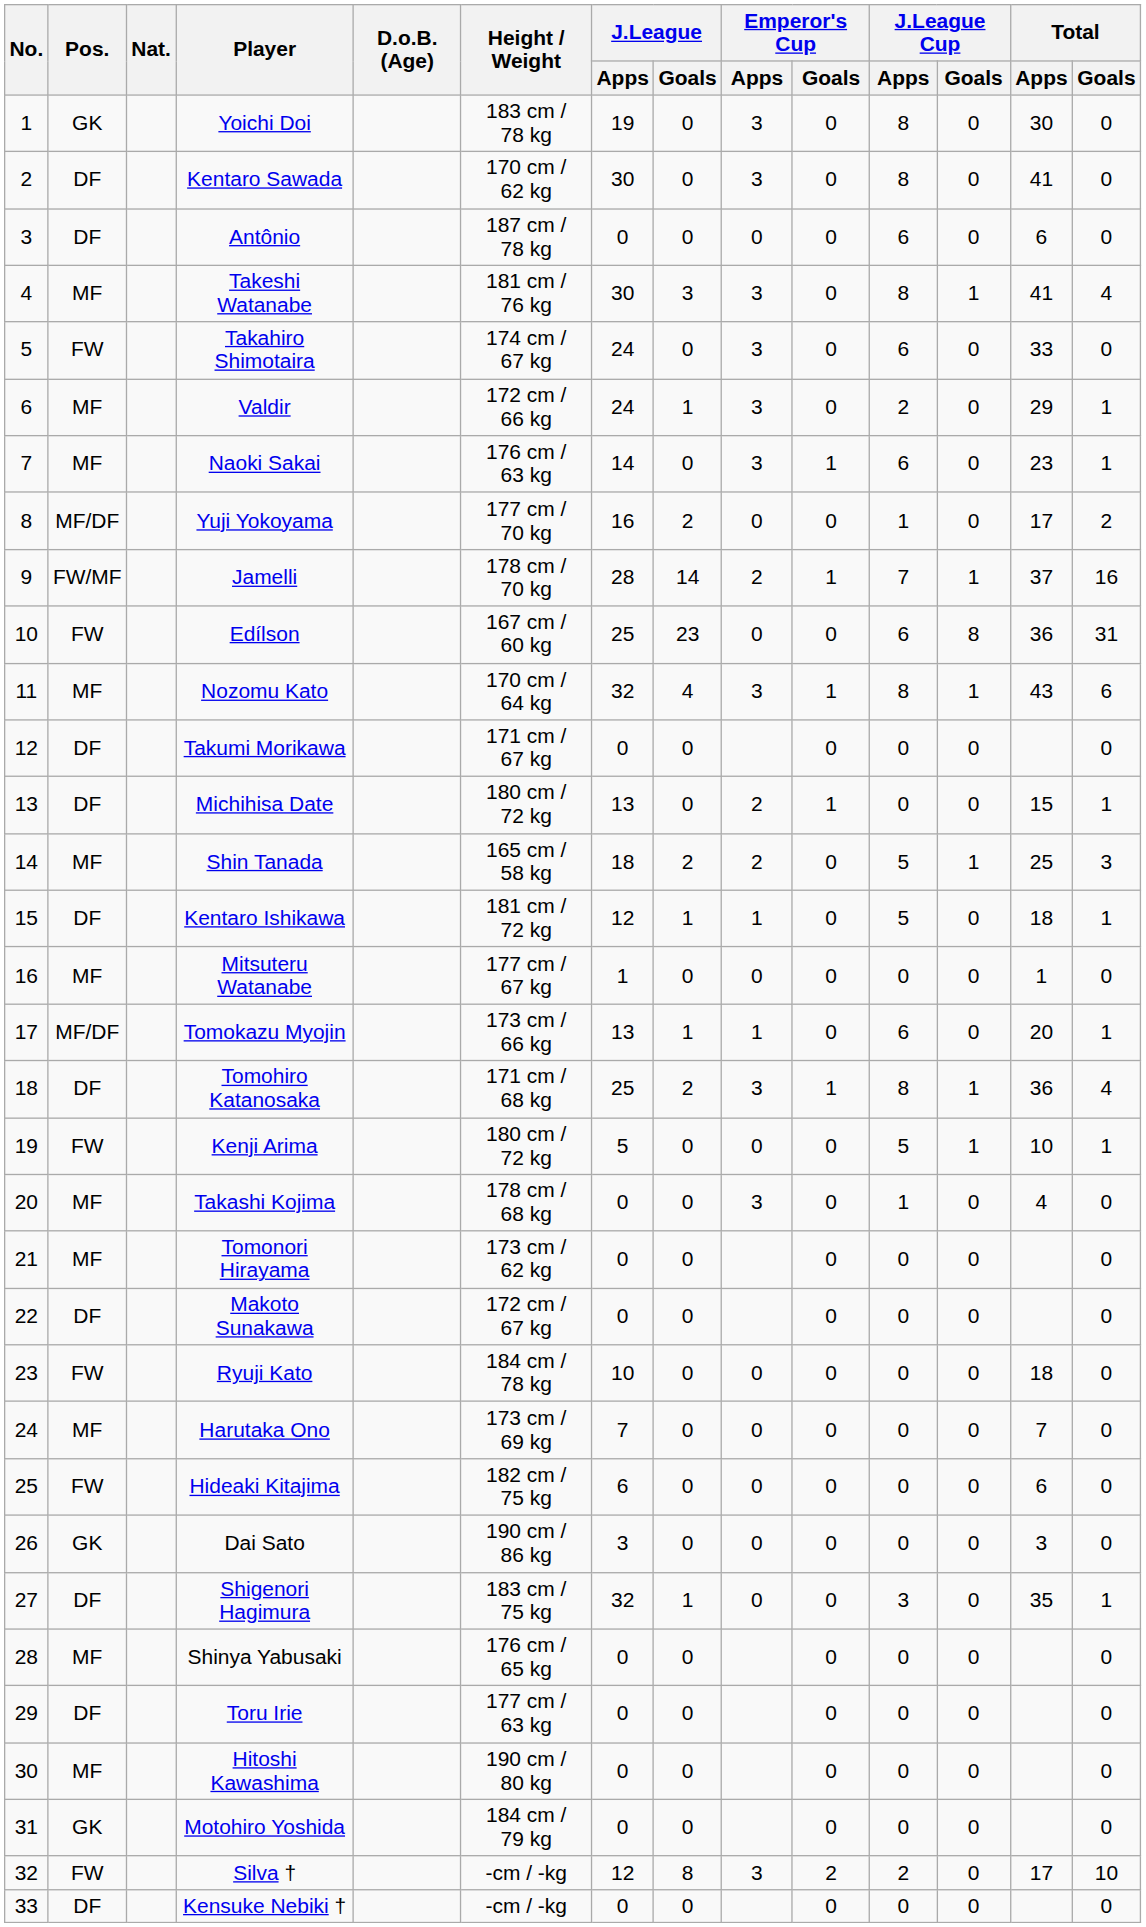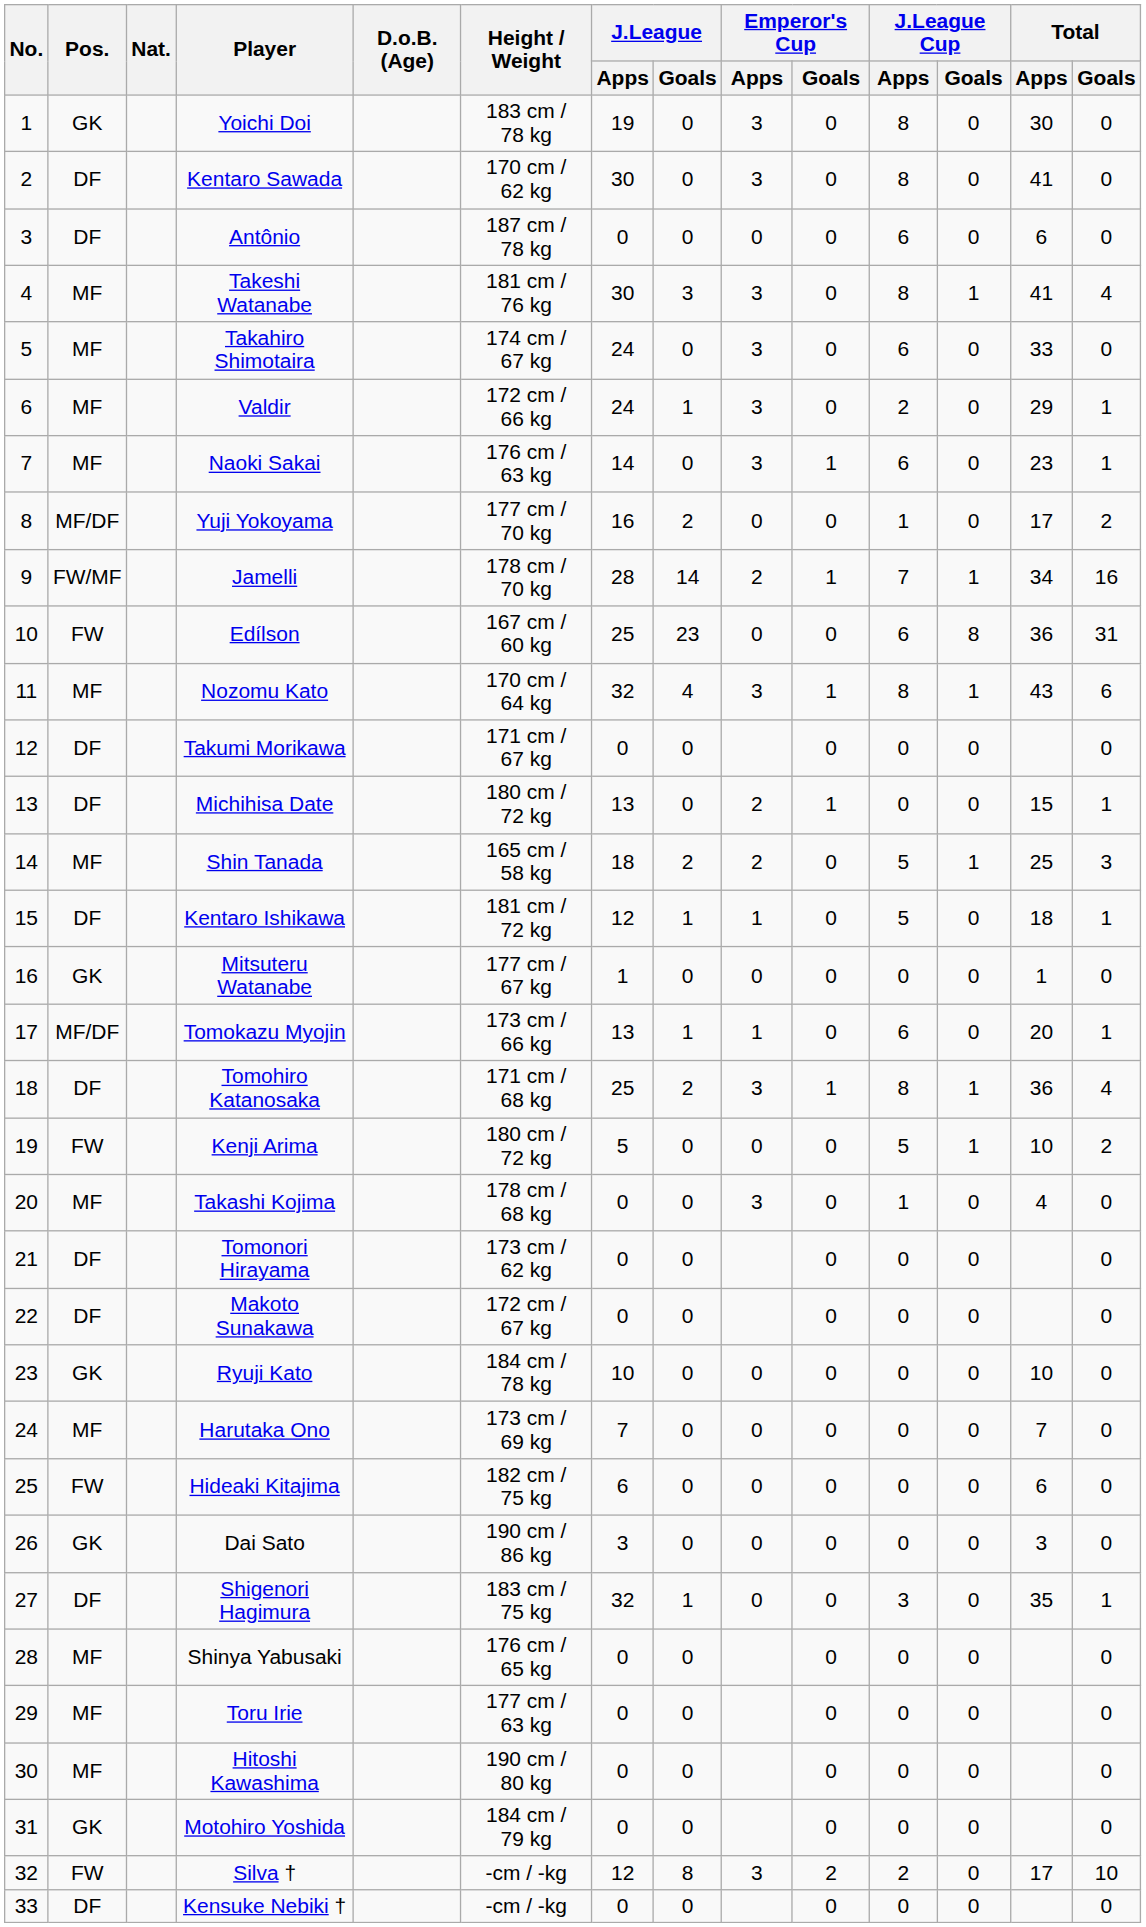(87, 350) FW -> (87, 350) MF
(1041, 577) 37 -> (1041, 577) 34
(87, 975) MF -> (87, 975) GK
(1106, 1145) 1 -> (1106, 1145) 2
(87, 1259) MF -> (87, 1259) DF
(87, 1373) FW -> (87, 1373) GK
(1041, 1373) 18 -> (1041, 1373) 10
(87, 1713) DF -> (87, 1713) MF
